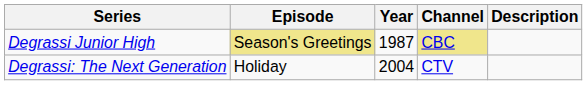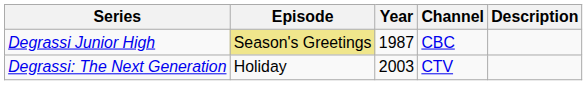(438, 42) khaki background -> (438, 42) no background
(396, 67) 2004 -> (396, 67) 2003
